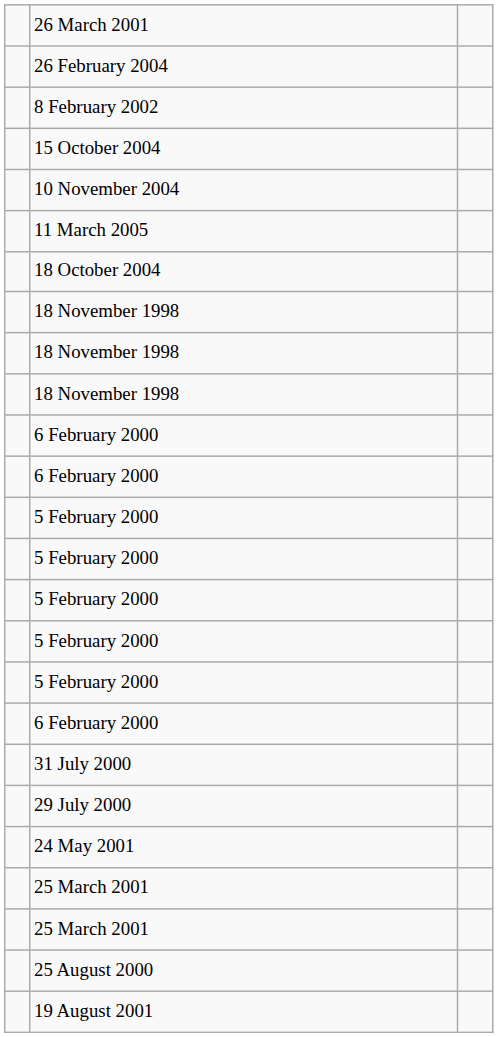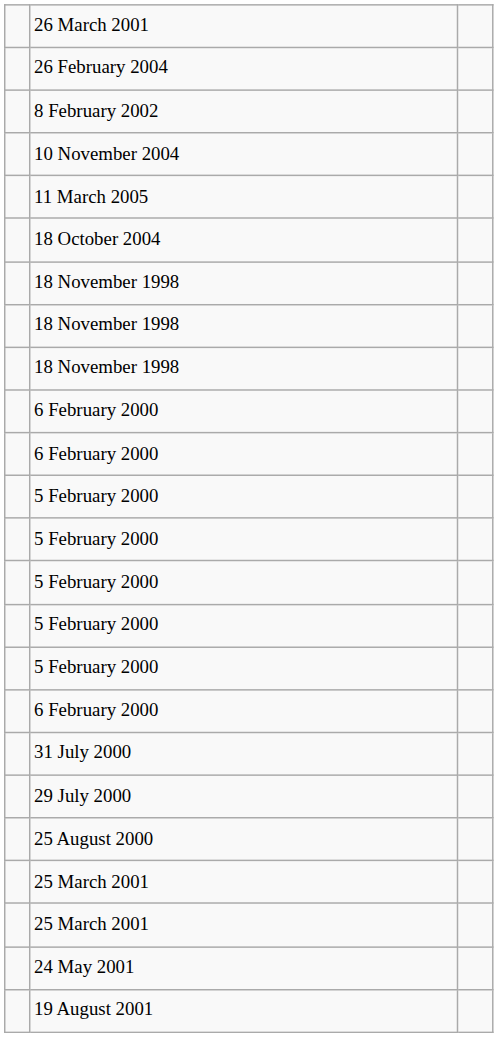- row: (17, 148)
rows swapped: (17, 970) <-> (17, 847)
